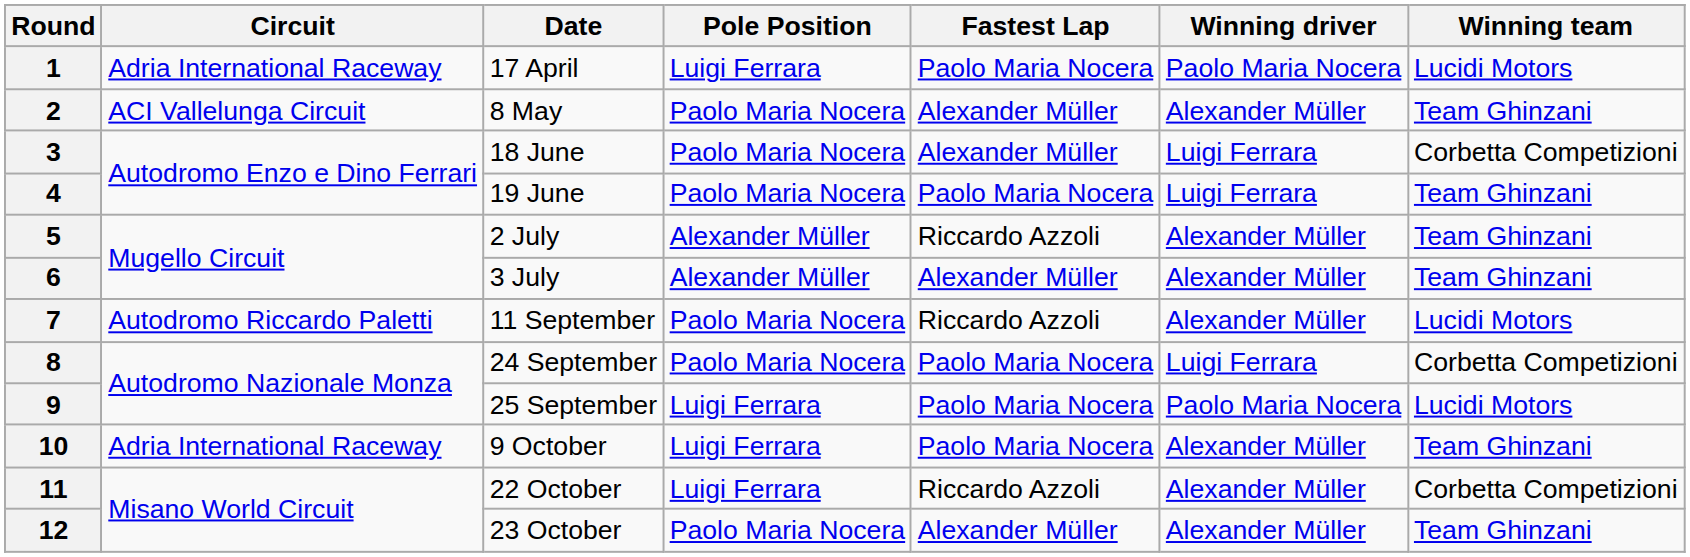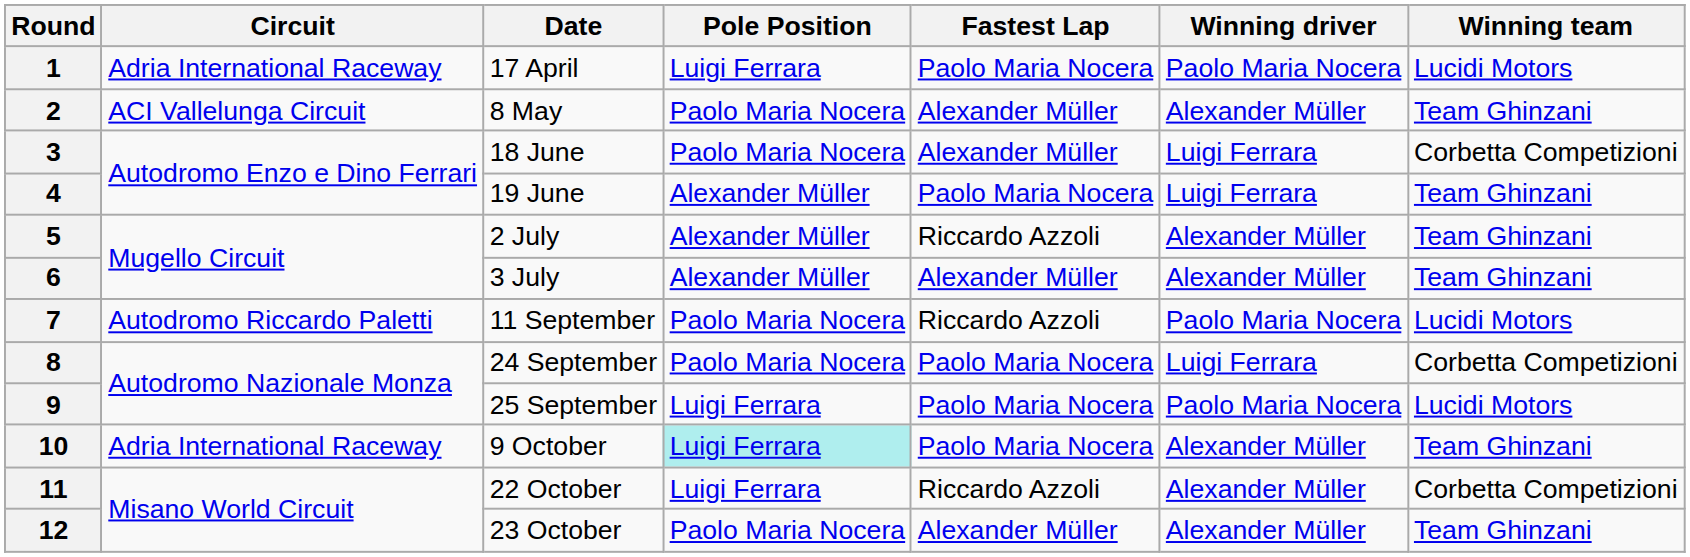(787, 194) Paolo Maria Nocera -> (770, 194) Alexander Müller
(1266, 320) Alexander Müller -> (1284, 320) Paolo Maria Nocera
(745, 446) no background -> (745, 446) paleturquoise background
